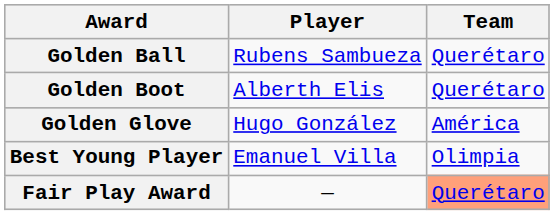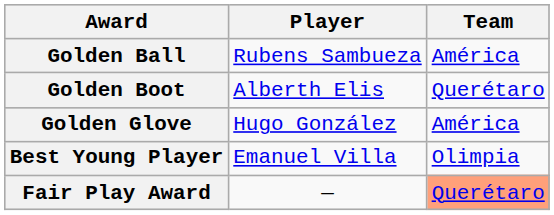(488, 56) Querétaro -> (476, 56) América
